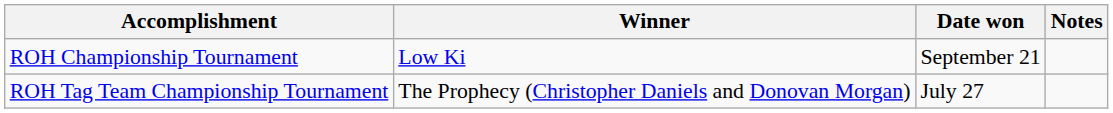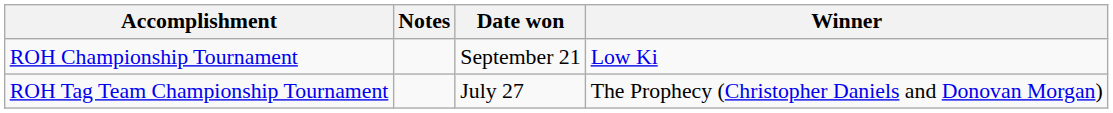columns swapped: (654, 21) <-> (1077, 21)
